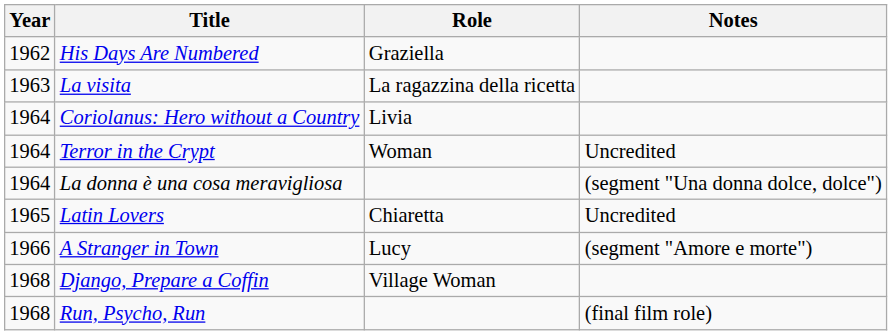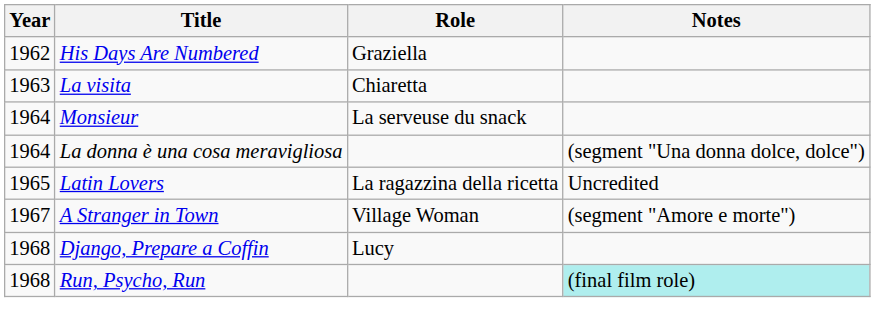(472, 85) La ragazzina della ricetta -> (389, 85) Chiaretta
- row: (210, 118)
+ row: (99, 118)
- row: (137, 150)
(406, 215) Chiaretta -> (455, 183) La ragazzina della ricetta
(30, 248) 1966 -> (30, 215) 1967
(390, 248) Lucy -> (415, 215) Village Woman
(432, 280) Village Woman -> (373, 248) Lucy
(648, 313) no background -> (631, 280) paleturquoise background
